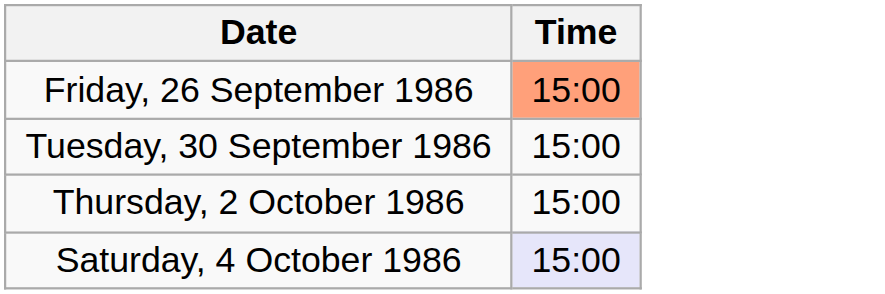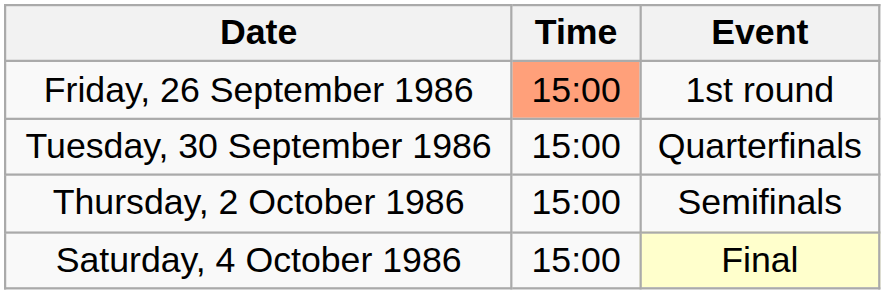+ column: (760, 32)
(576, 259) lavender background -> (576, 259) no background
